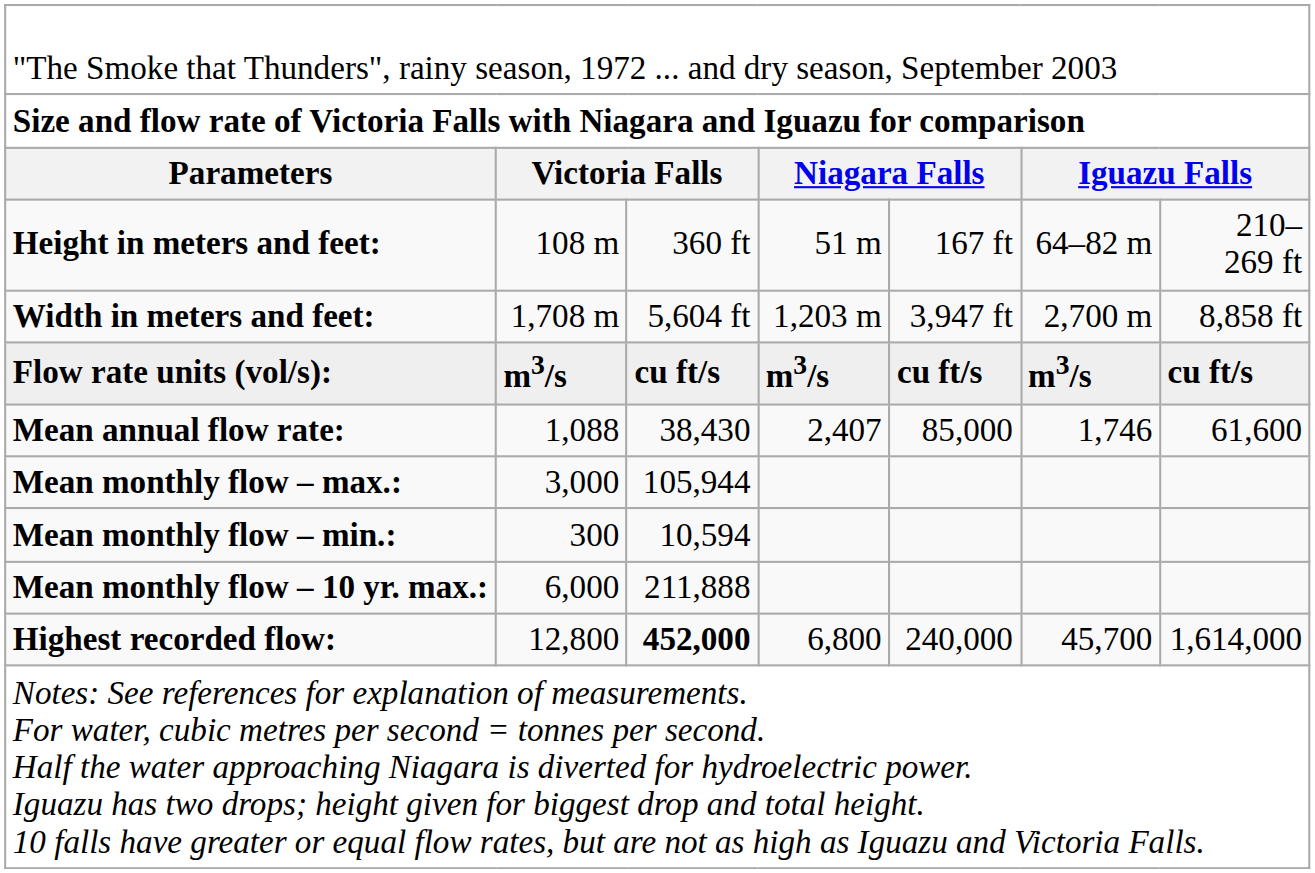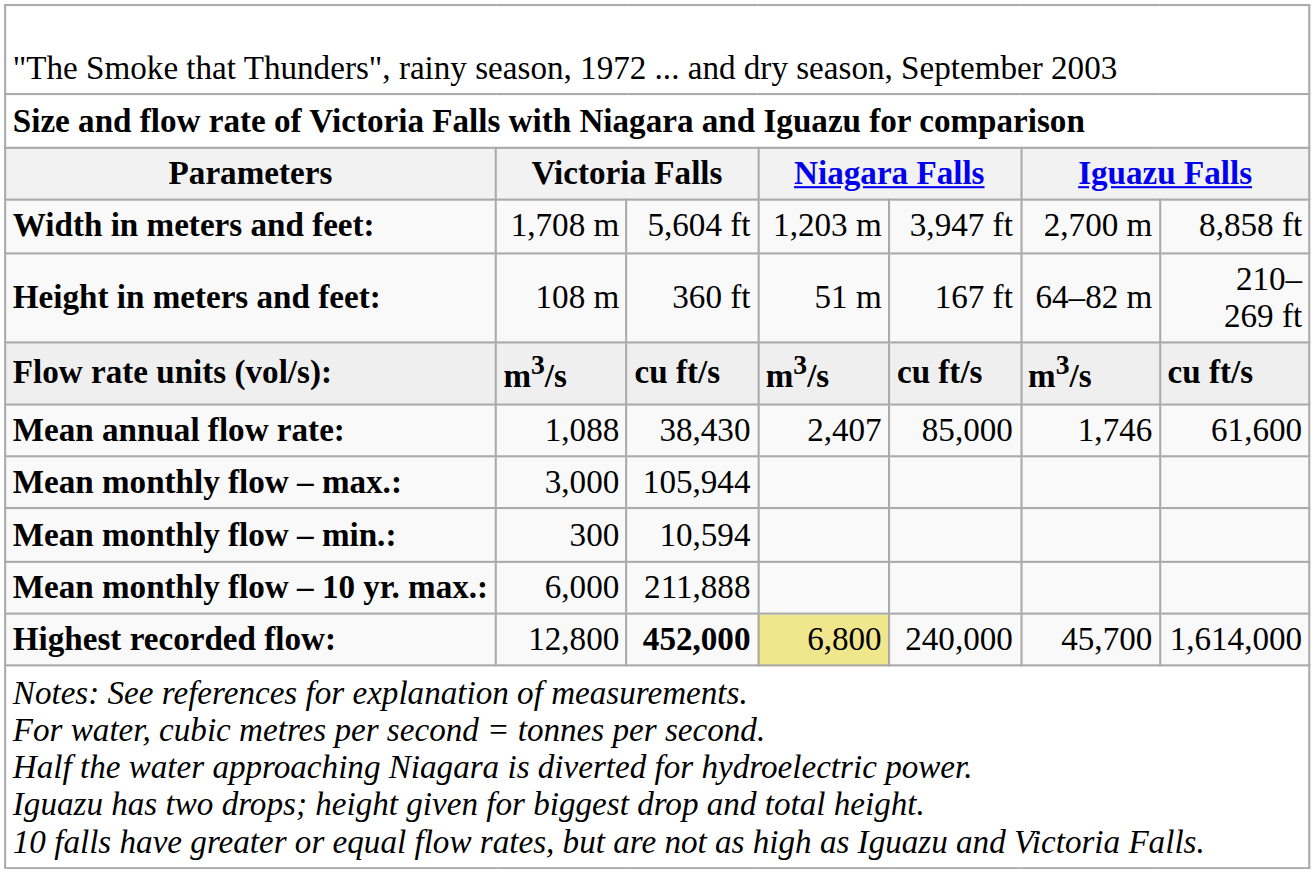rows swapped: (197, 244) <-> (194, 315)
(844, 639) no background -> (844, 639) khaki background
